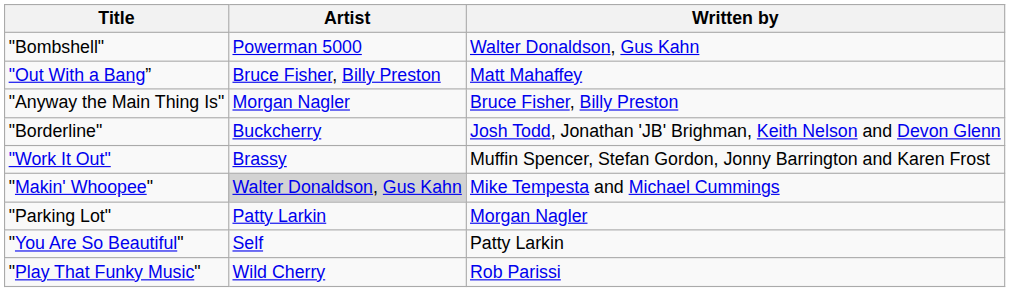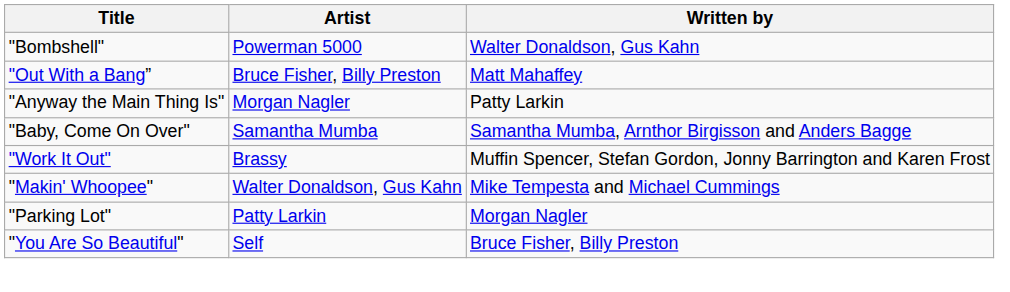(574, 103) Bruce Fisher, Billy Preston -> (517, 103) Patty Larkin
- row: (55, 131)
+ row: (99, 131)
(347, 187) lightgrey background -> (347, 187) no background
(517, 243) Patty Larkin -> (574, 243) Bruce Fisher, Billy Preston
- row: (105, 272)
